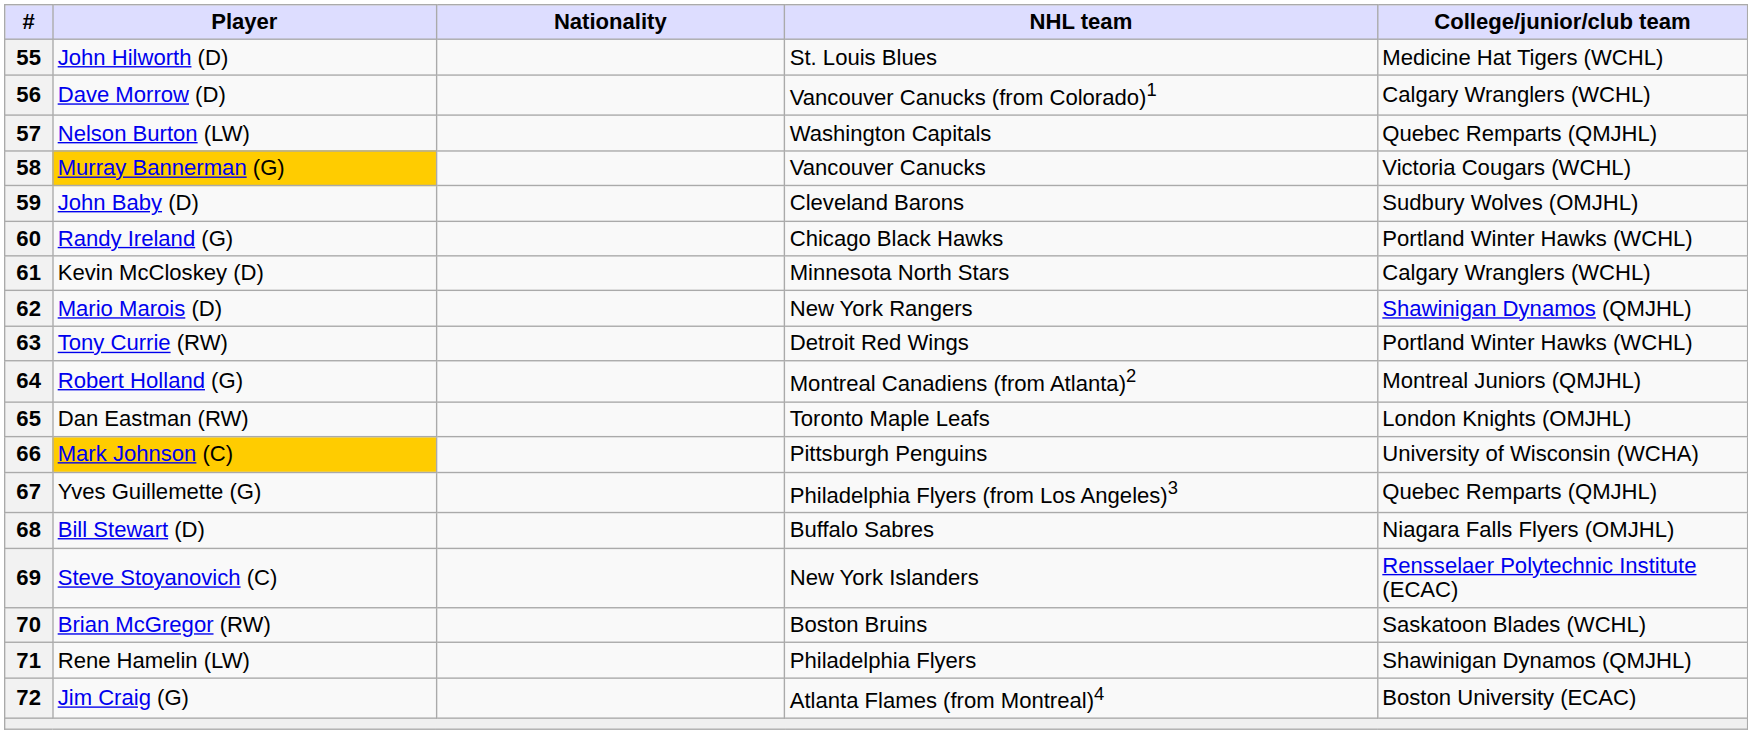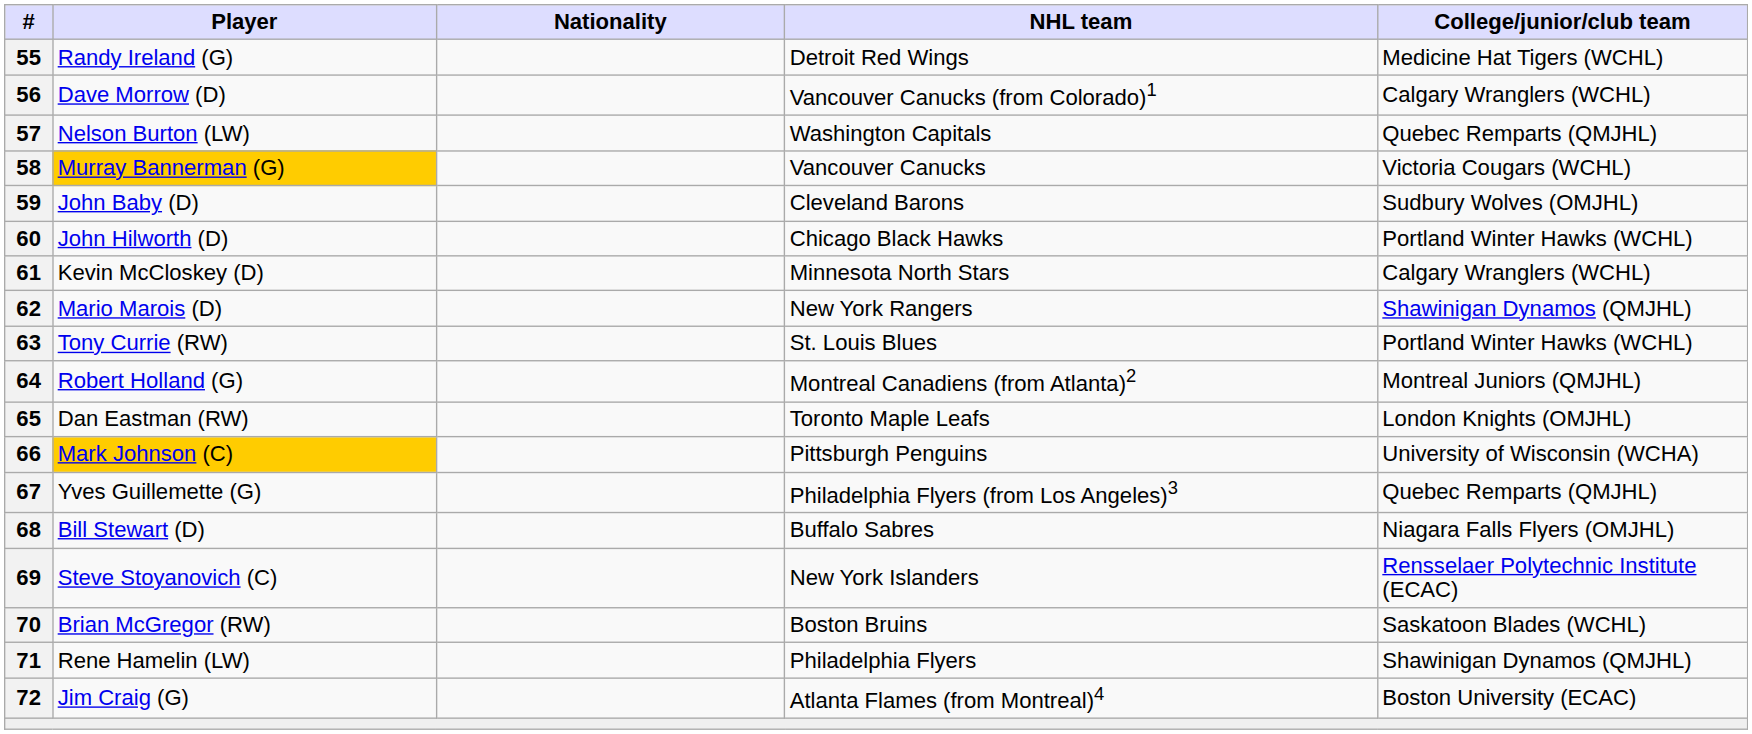(143, 57) John Hilworth (D) -> (145, 57) Randy Ireland (G)
(863, 57) St. Louis Blues -> (879, 57) Detroit Red Wings
(145, 238) Randy Ireland (G) -> (143, 238) John Hilworth (D)
(879, 343) Detroit Red Wings -> (863, 343) St. Louis Blues
